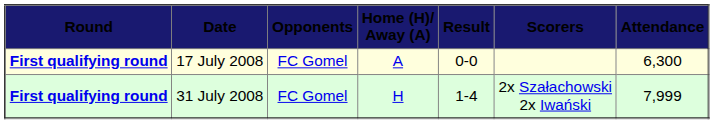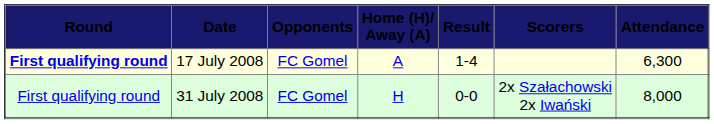(466, 61) 0-0 -> (466, 61) 1-4
(89, 96) bold -> (89, 96) normal
(466, 96) 1-4 -> (466, 96) 0-0
(662, 96) 7,999 -> (662, 96) 8,000
